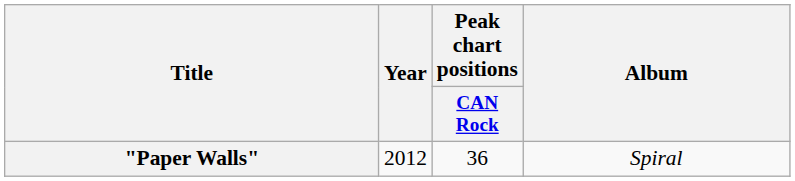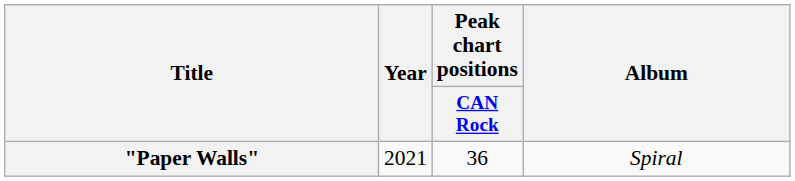(405, 158) 2012 -> (405, 158) 2021
